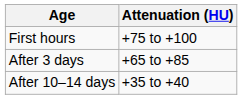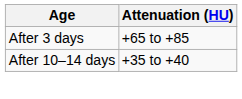- row: (42, 38)
